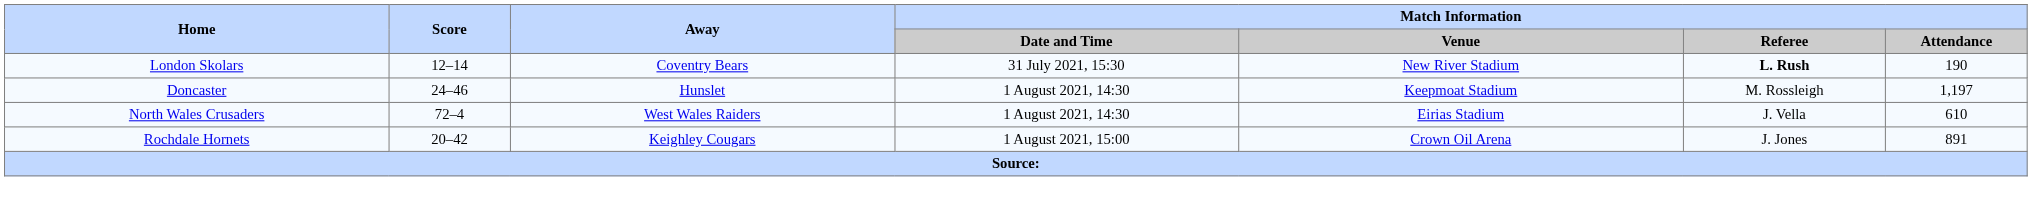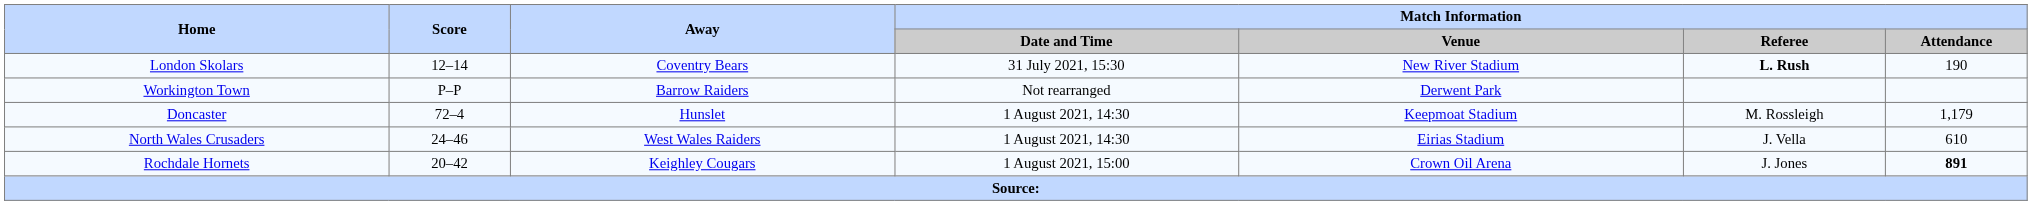+ row: (197, 90)
(449, 90) 24–46 -> (449, 114) 72–4
(1956, 90) 1,197 -> (1956, 114) 1,179
(449, 114) 72–4 -> (449, 139) 24–46
(1956, 139) normal -> (1956, 163) bold
